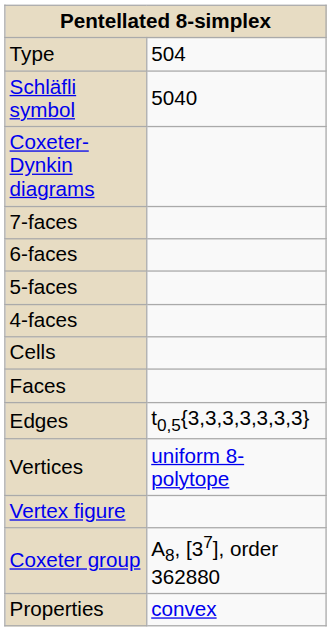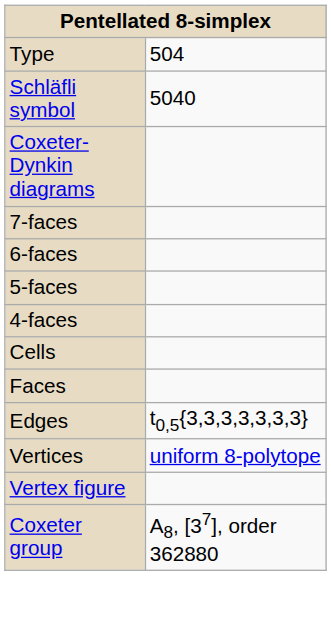- row: (57, 609)
